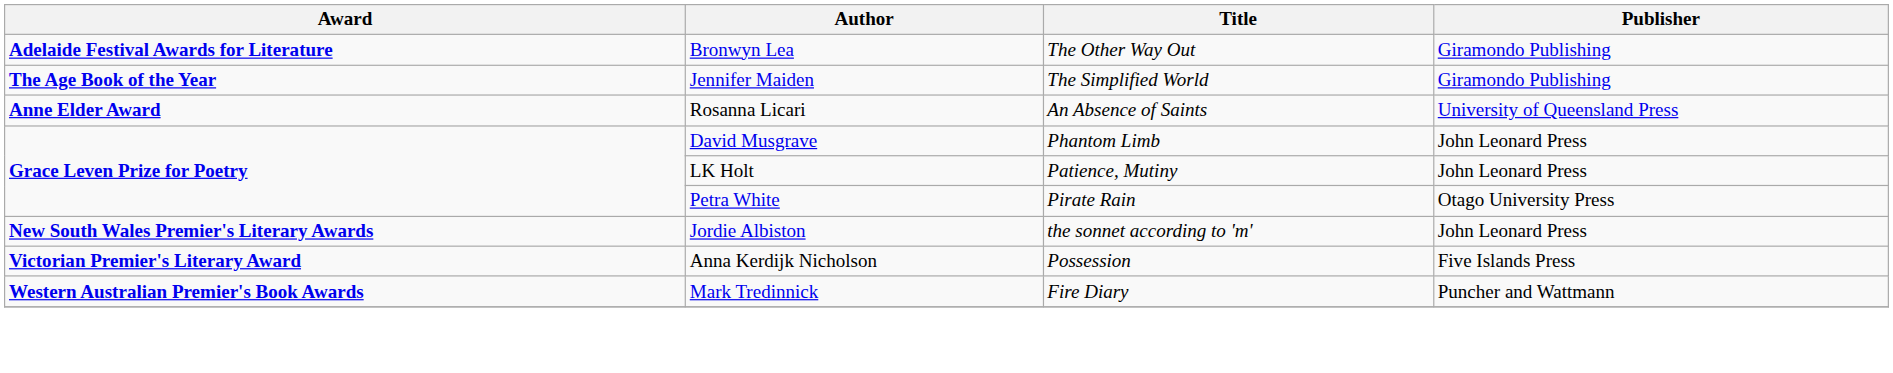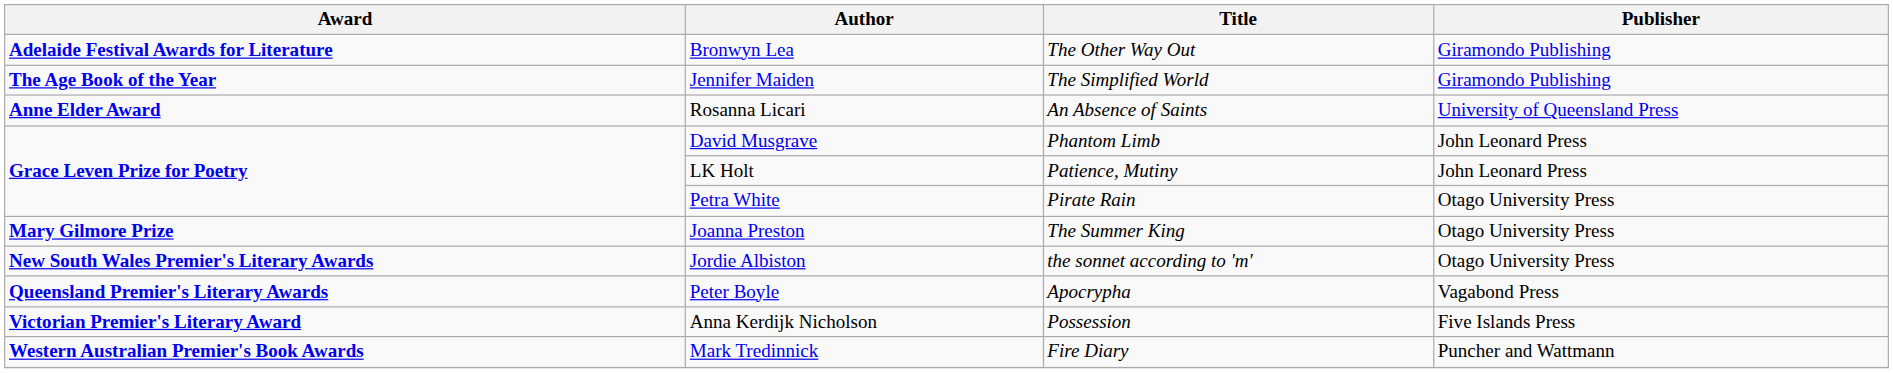+ row: (747, 230)
(1512, 230) John Leonard Press -> (1526, 261) Otago University Press
+ row: (734, 291)
